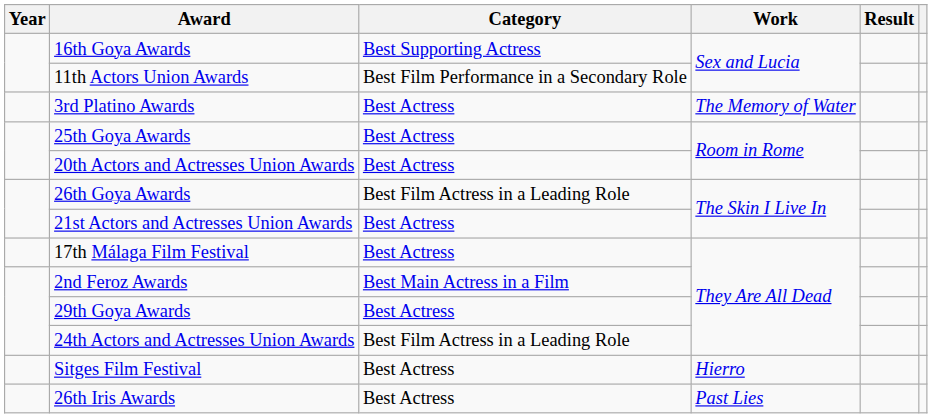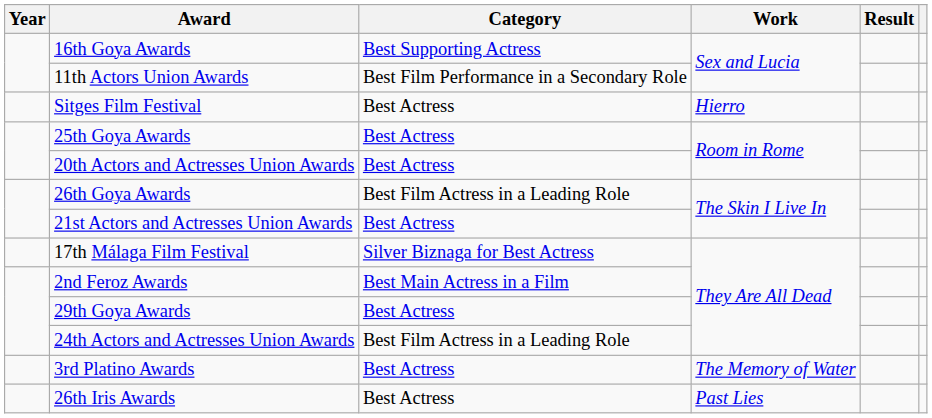rows swapped: (128, 369) <-> (124, 106)
(409, 252) Best Actress -> (478, 252) Silver Biznaga for Best Actress
